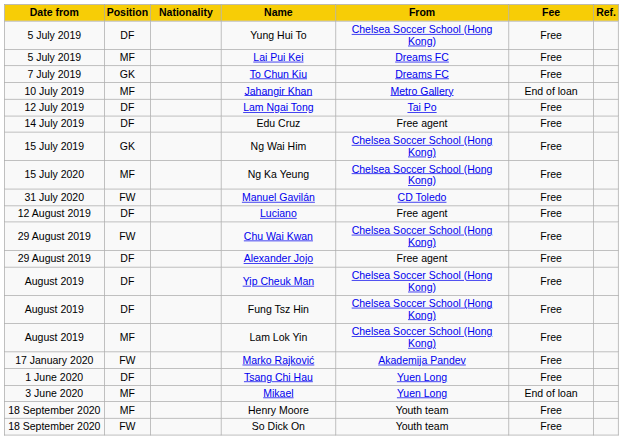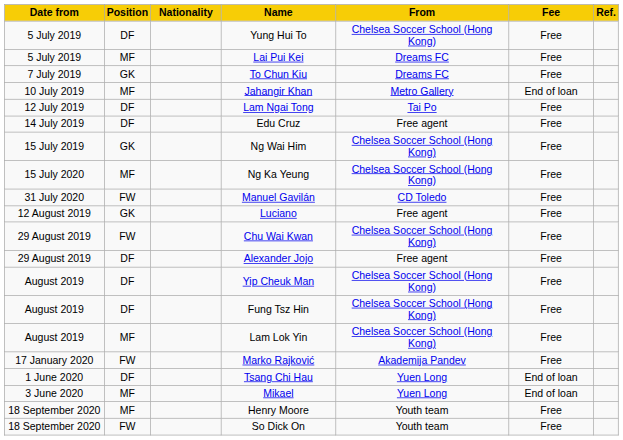(127, 214) DF -> (127, 214) GK
(551, 377) Free -> (551, 377) End of loan
